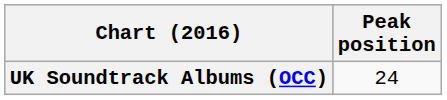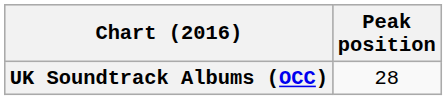(387, 78) 24 -> (387, 78) 28
